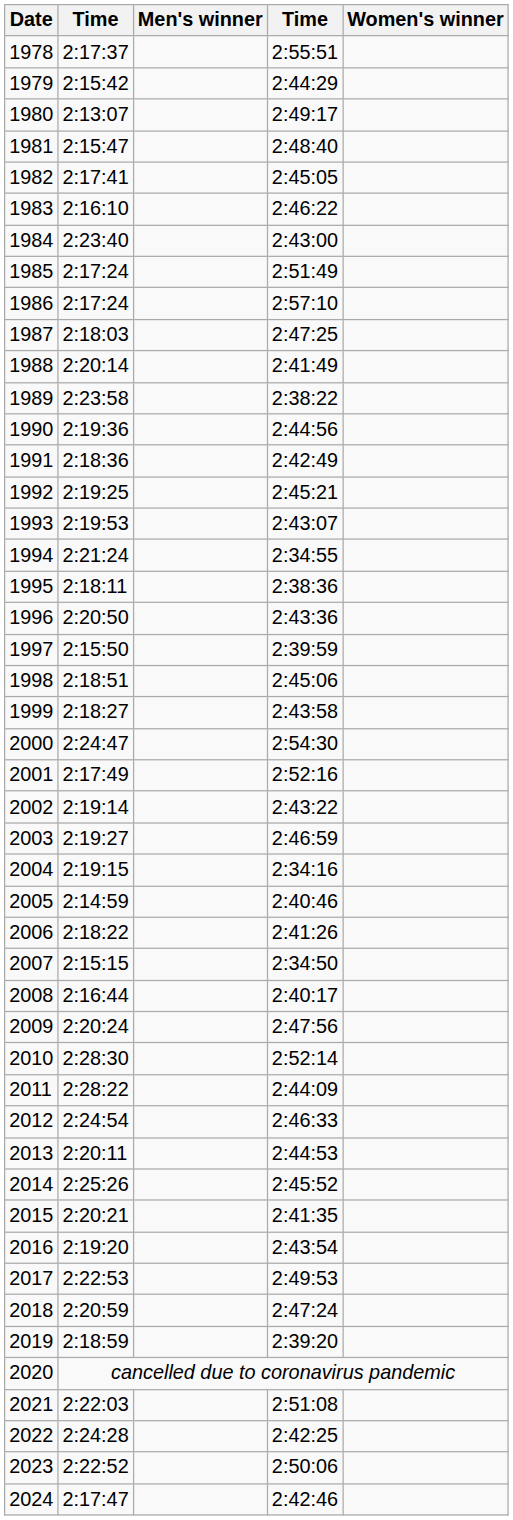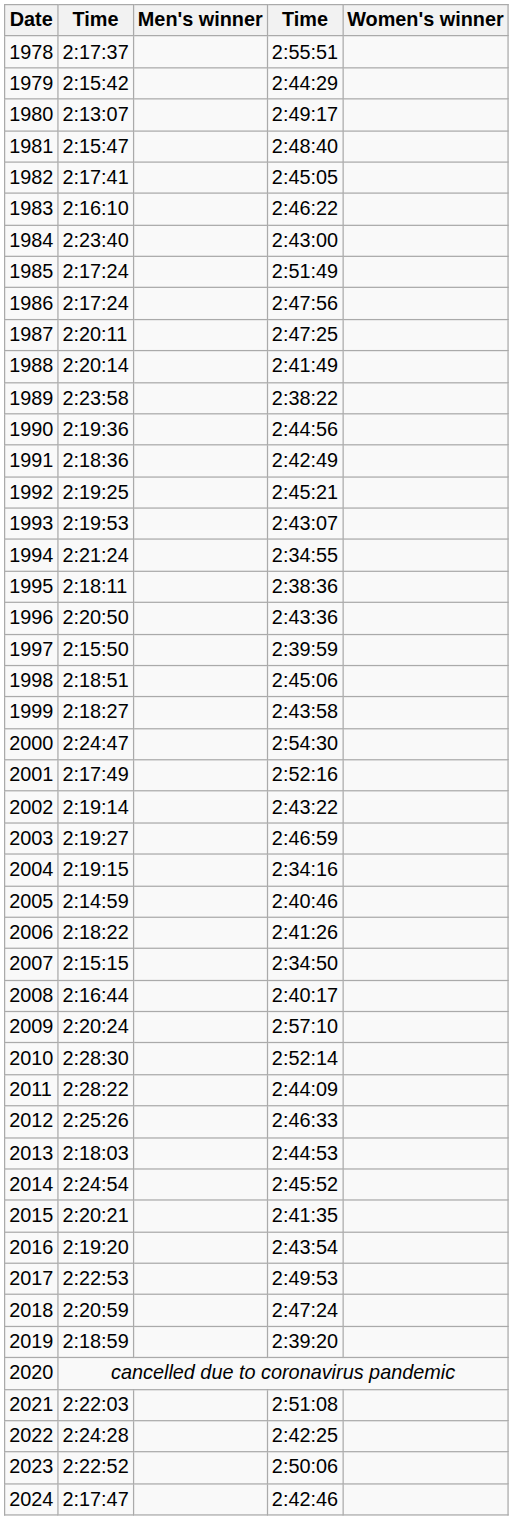(305, 303) 2:57:10 -> (305, 303) 2:47:56
(96, 334) 2:18:03 -> (95, 334) 2:20:11
(305, 1027) 2:47:56 -> (305, 1027) 2:57:10
(96, 1121) 2:24:54 -> (96, 1121) 2:25:26
(95, 1152) 2:20:11 -> (96, 1152) 2:18:03
(96, 1184) 2:25:26 -> (96, 1184) 2:24:54
